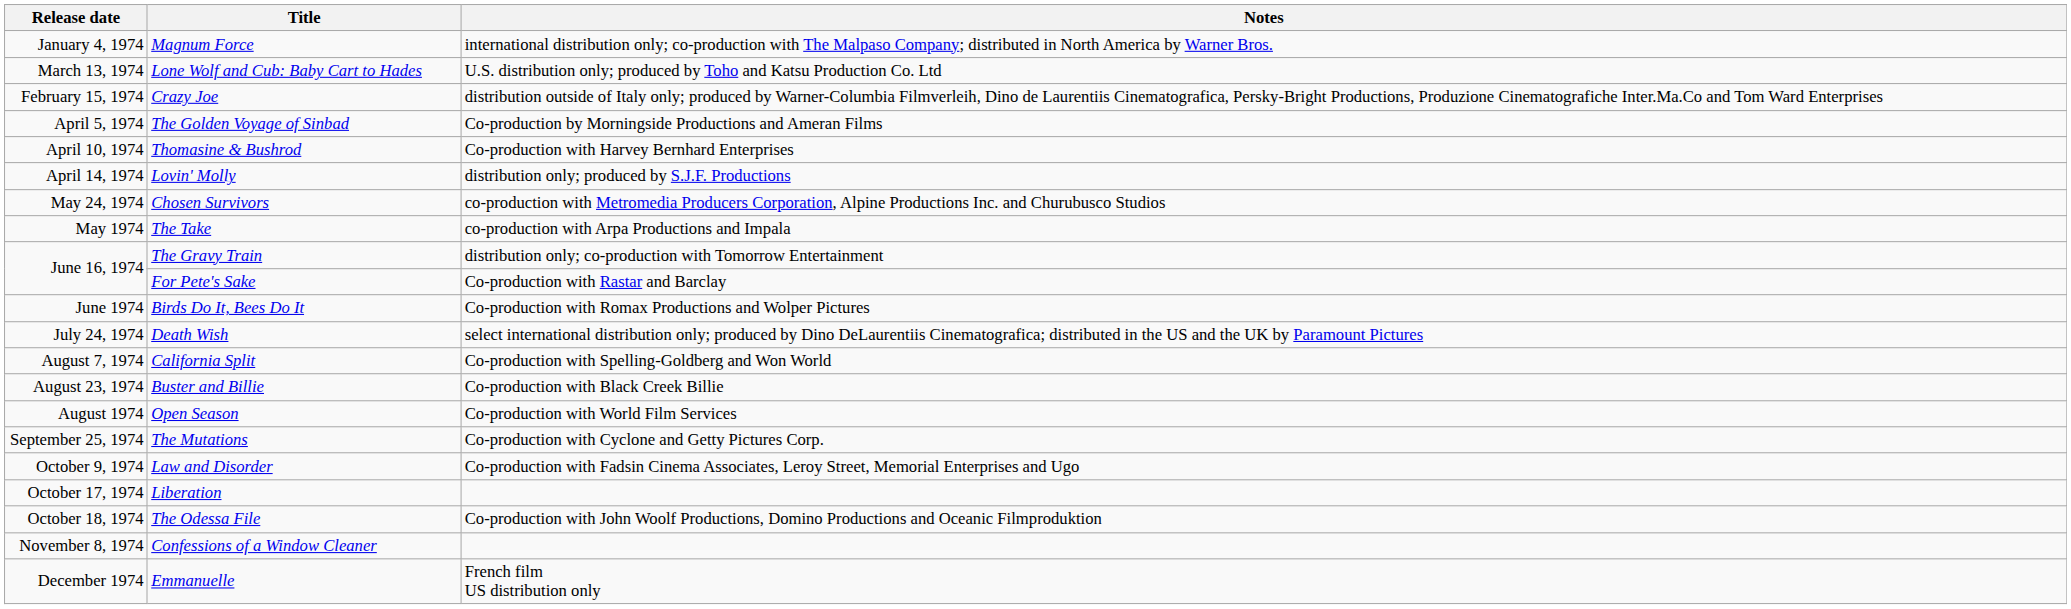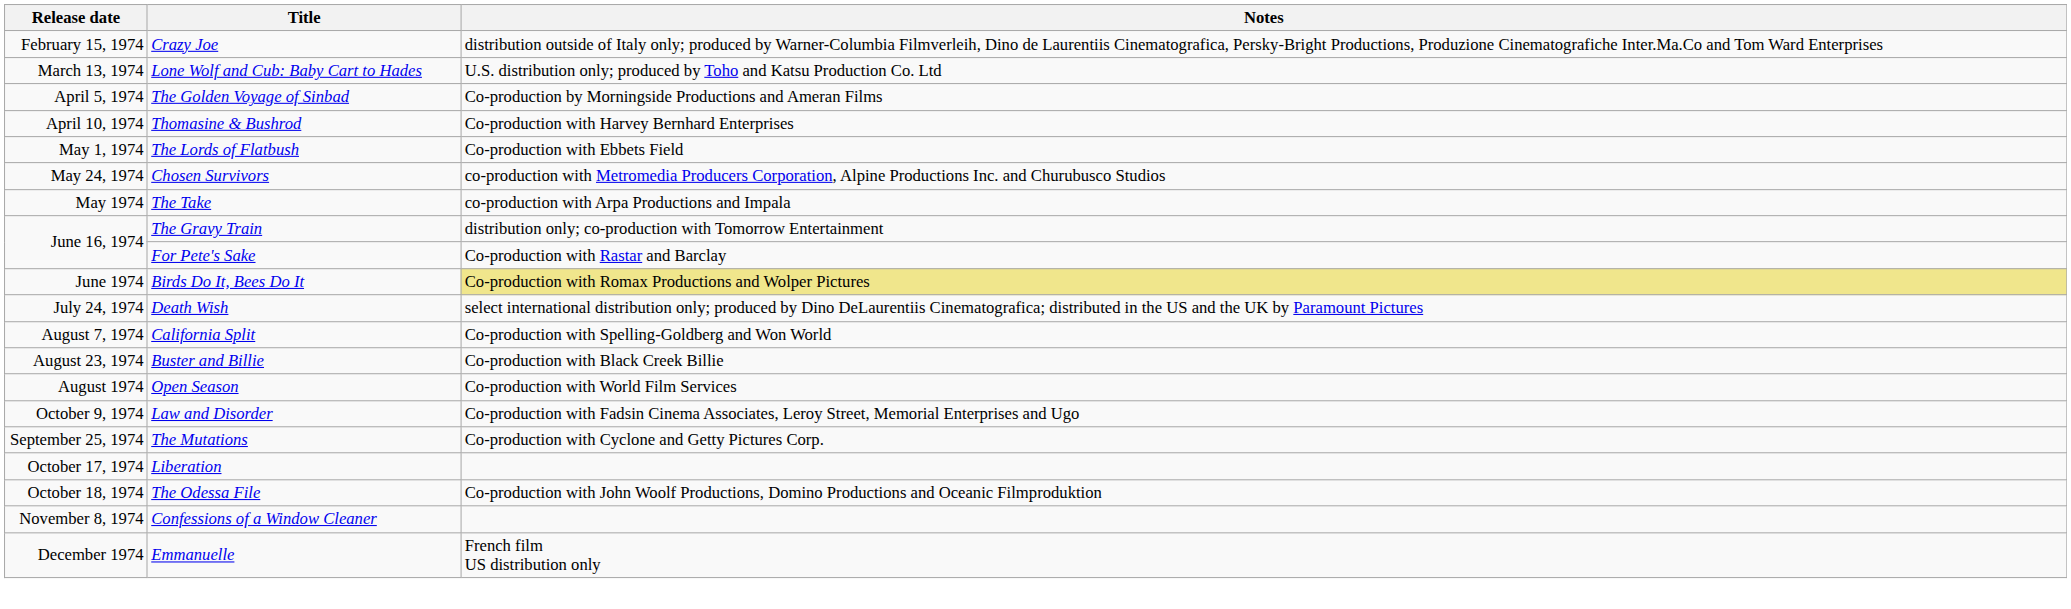- row: (202, 44)
rows swapped: (185, 96) <-> (287, 70)
- row: (193, 176)
+ row: (225, 149)
(667, 307) no background -> (667, 281) khaki background
rows swapped: (200, 439) <-> (212, 466)
